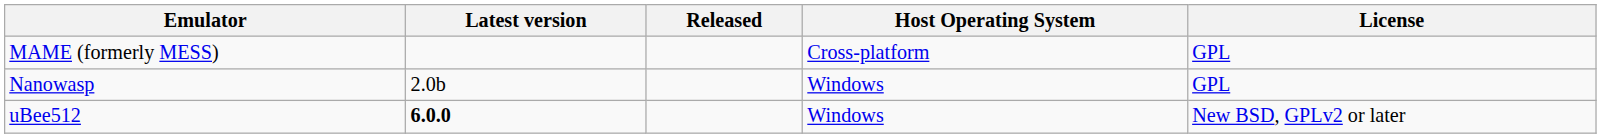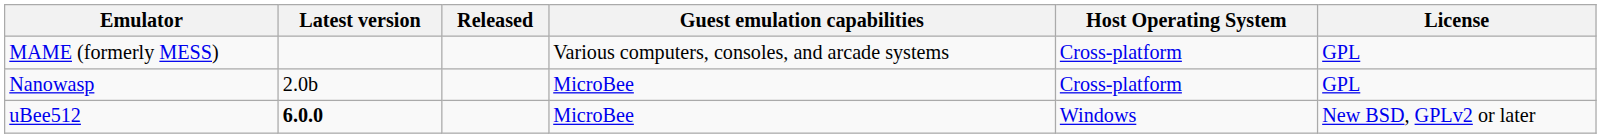+ column: (802, 20)
(846, 84) Windows -> (1121, 84) Cross-platform
